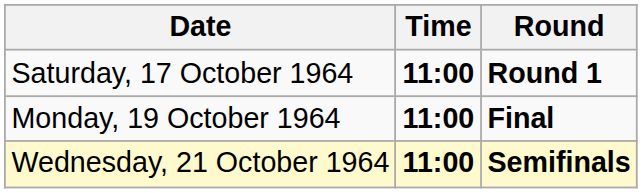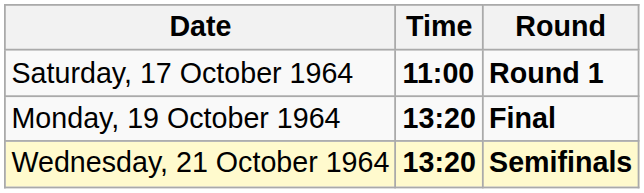(438, 118) 11:00 -> (439, 118) 13:20
(438, 163) 11:00 -> (439, 163) 13:20
